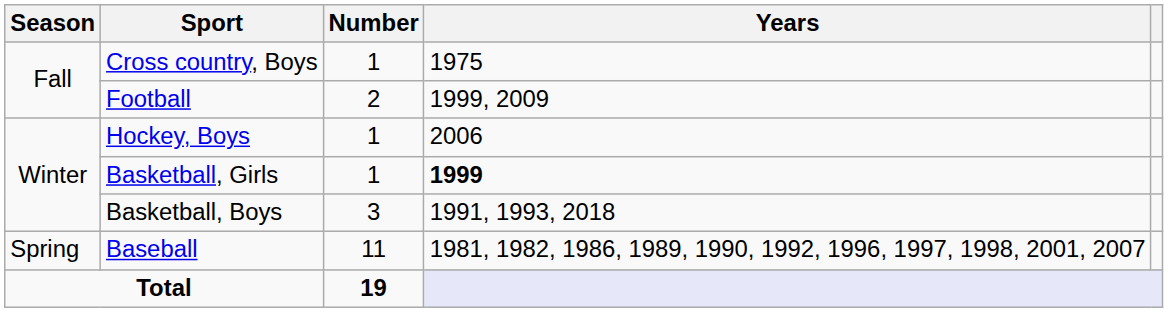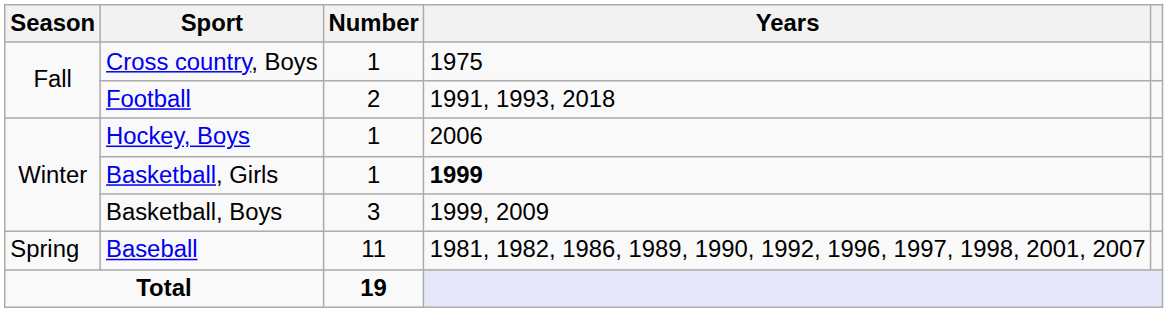(489, 99) 1999, 2009 -> (522, 99) 1991, 1993, 2018
(522, 212) 1991, 1993, 2018 -> (489, 212) 1999, 2009
